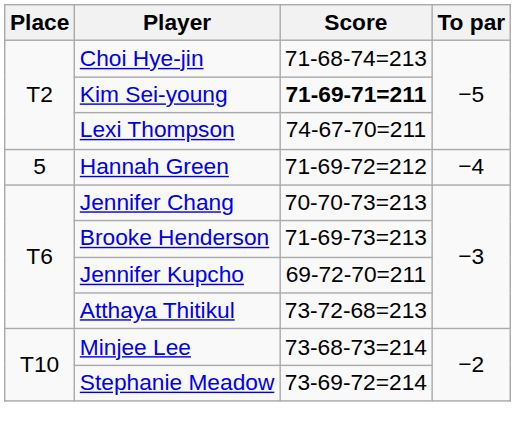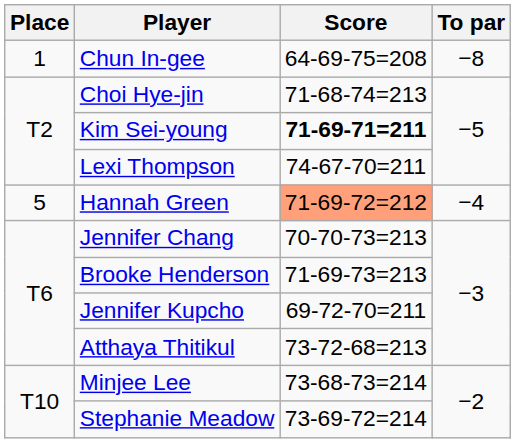+ row: (142, 58)
(356, 166) no background -> (356, 202) lightsalmon background
